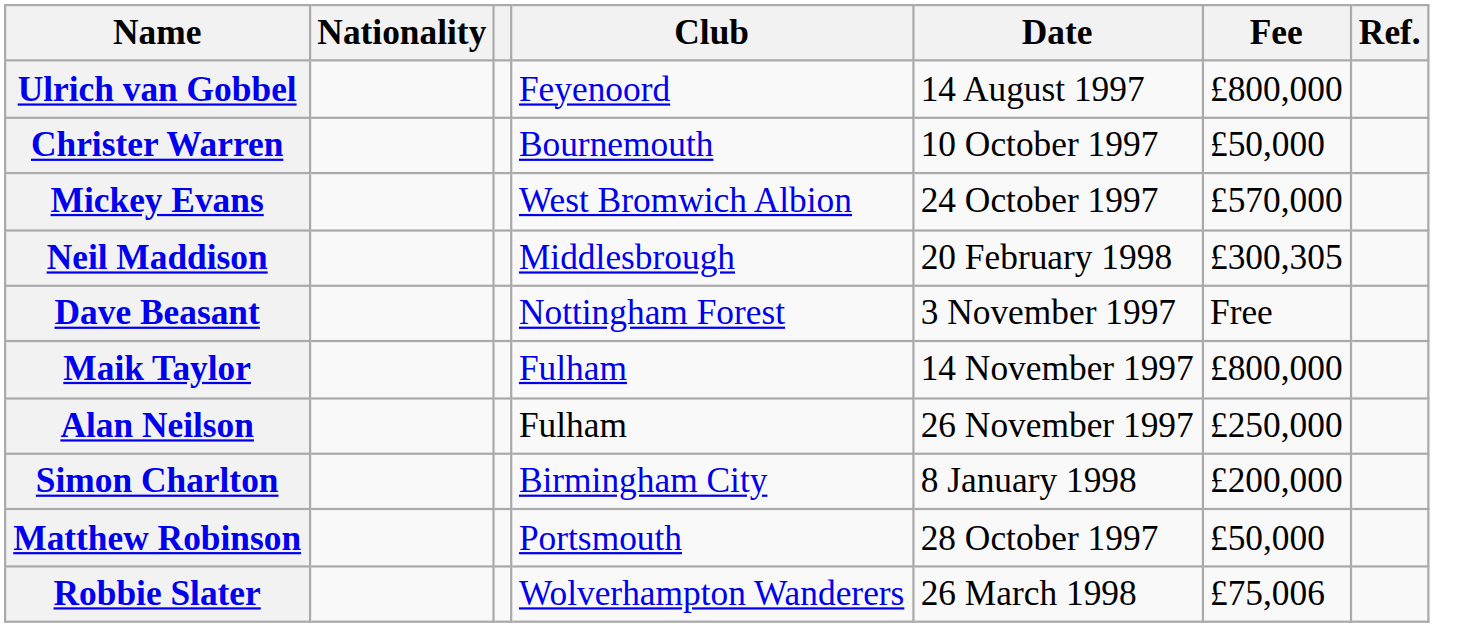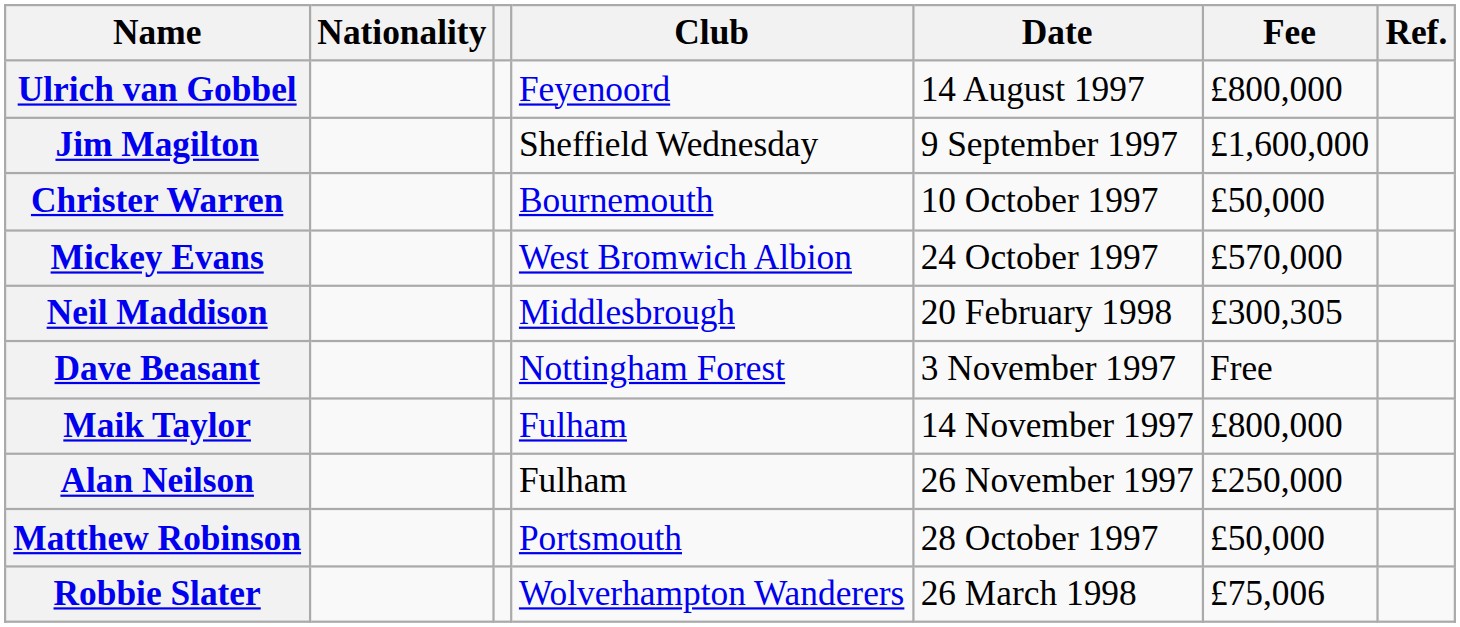+ row: (157, 144)
- row: (157, 481)
